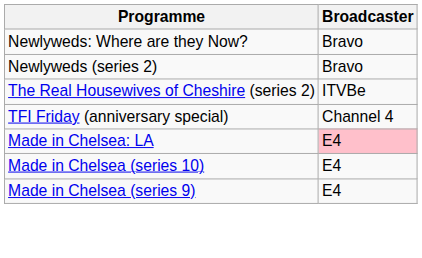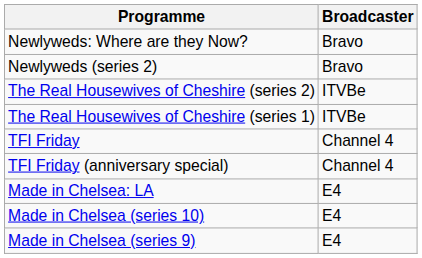+ row: (161, 116)
+ row: (44, 141)
(332, 141) pink background -> (332, 191) no background
